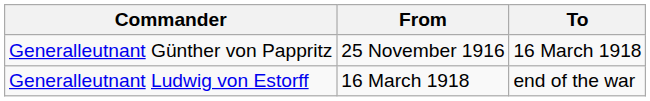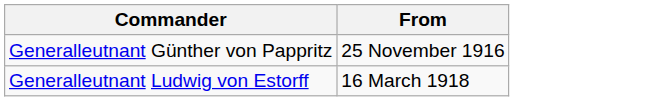- column: (577, 19)
